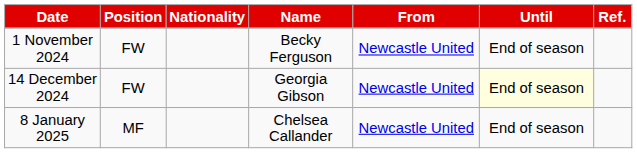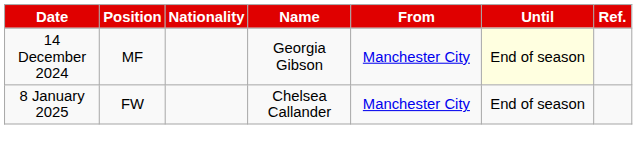- row: (52, 48)
(133, 88) FW -> (132, 57) MF
(416, 88) Newcastle United -> (416, 57) Manchester City
(133, 128) MF -> (132, 105) FW
(416, 128) Newcastle United -> (416, 105) Manchester City
